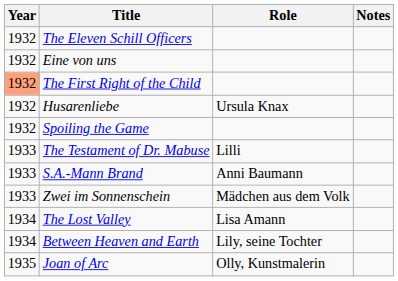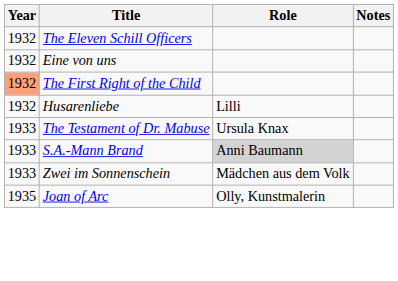(252, 106) Ursula Knax -> (228, 106) Lilli
- row: (96, 128)
(228, 151) Lilli -> (252, 128) Ursula Knax
(259, 173) no background -> (259, 151) lightgrey background
- row: (87, 219)
- row: (121, 241)
